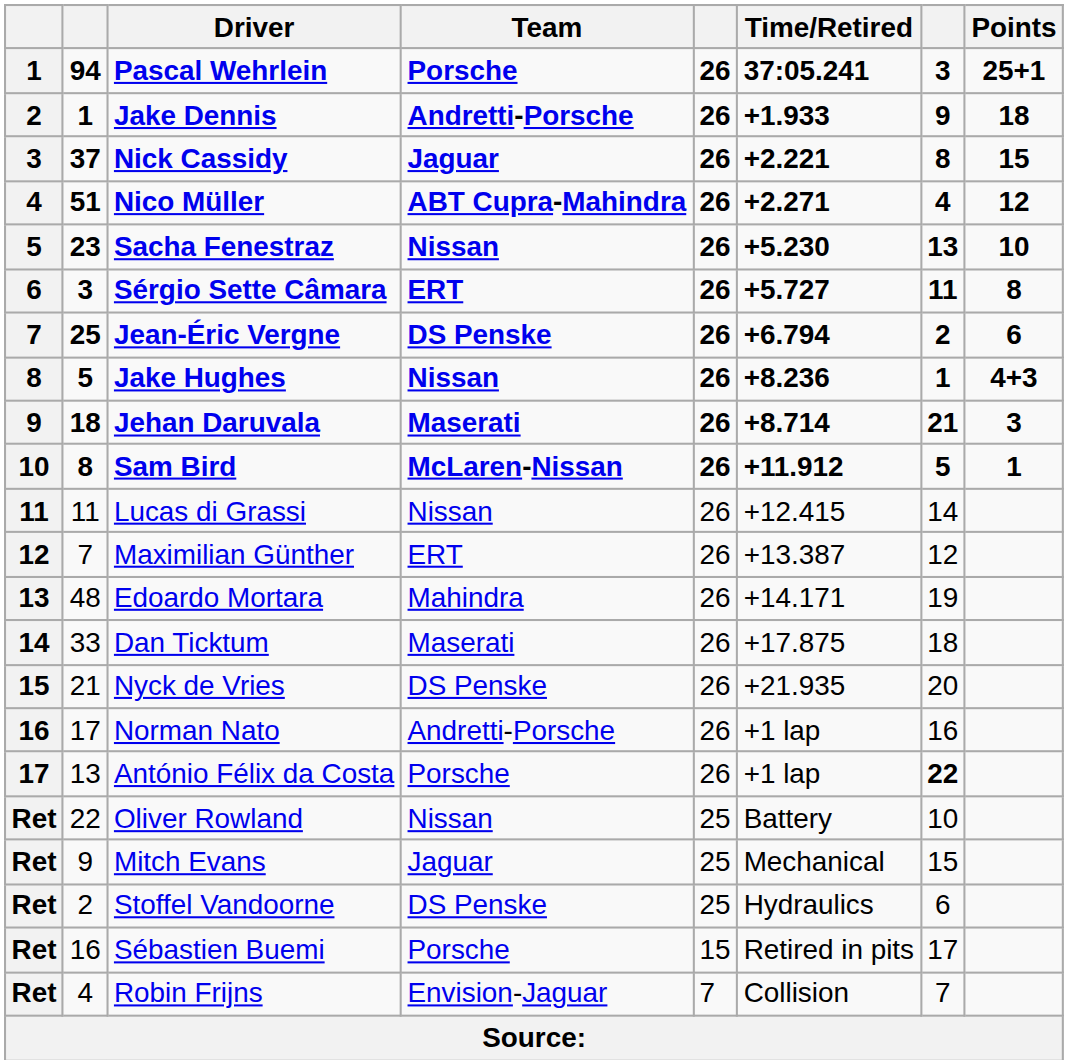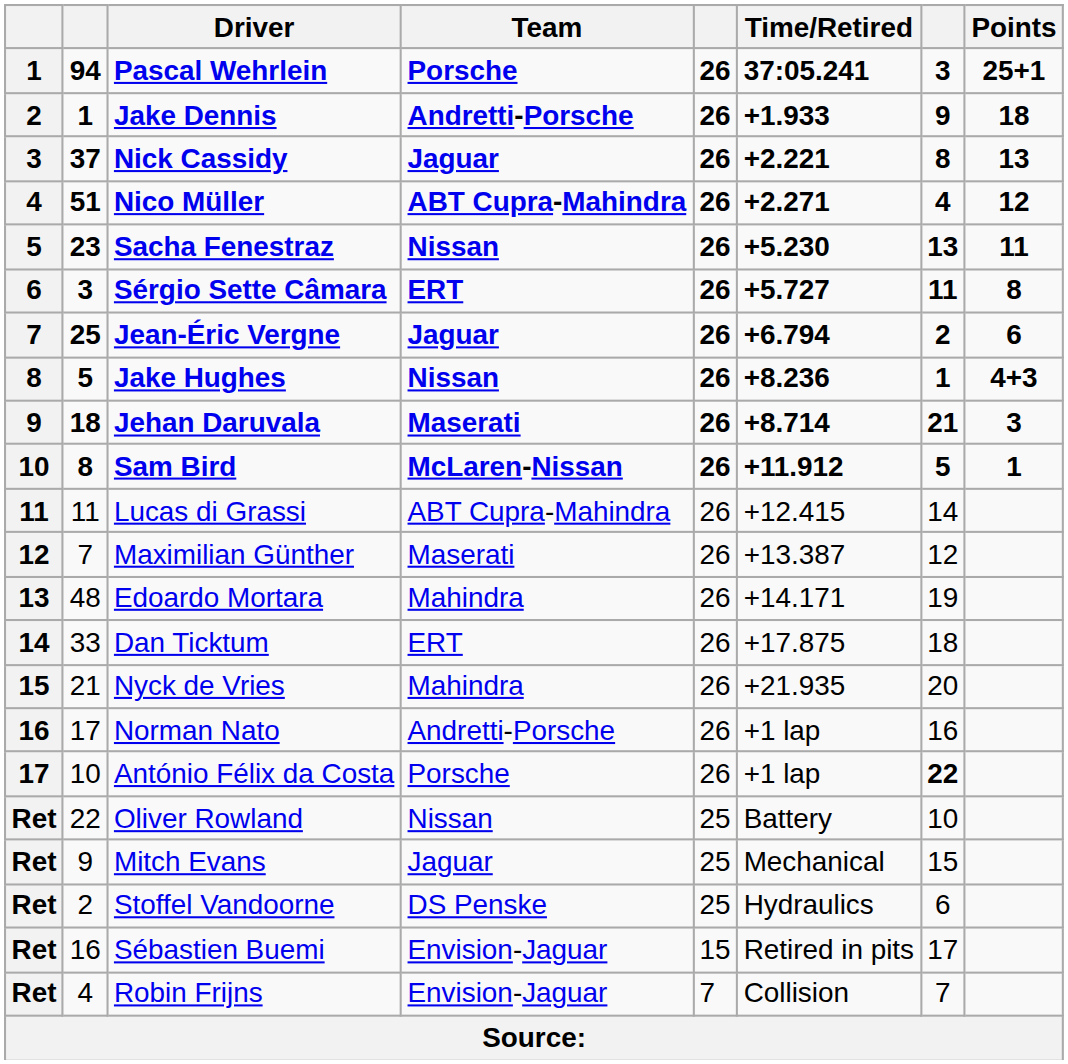(1014, 158) 15 -> (1014, 158) 13
(1014, 246) 10 -> (1014, 246) 11
(480, 334) DS Penske -> (453, 334) Jaguar
(450, 510) Nissan -> (539, 510) ABT Cupra-Mahindra
(435, 554) ERT -> (461, 554) Maserati
(461, 642) Maserati -> (435, 642) ERT
(477, 686) DS Penske -> (466, 686) Mahindra
(85, 774) 13 -> (85, 774) 10
(459, 949) Porsche -> (507, 949) Envision-Jaguar
